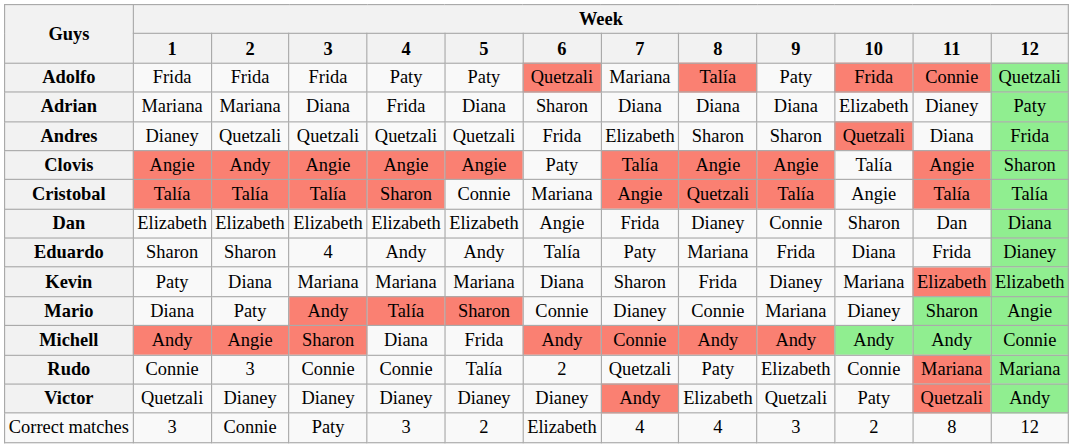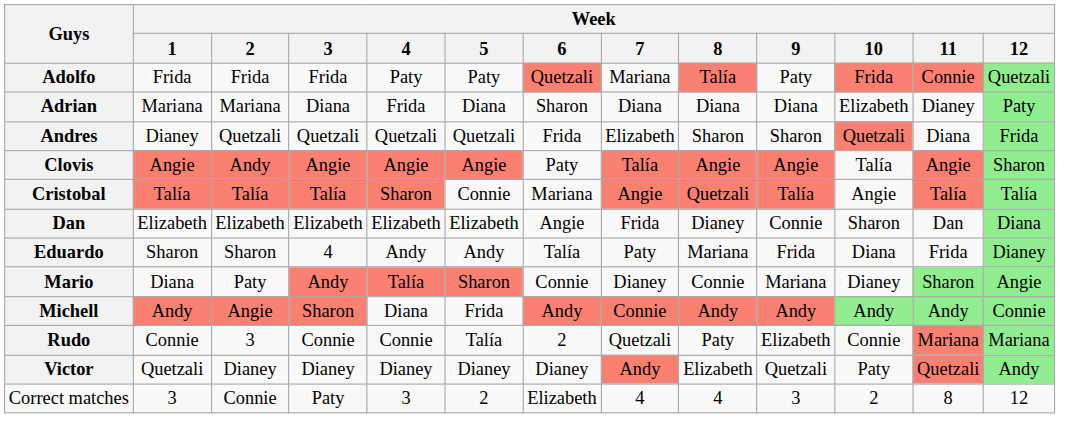- row: (69, 281)
